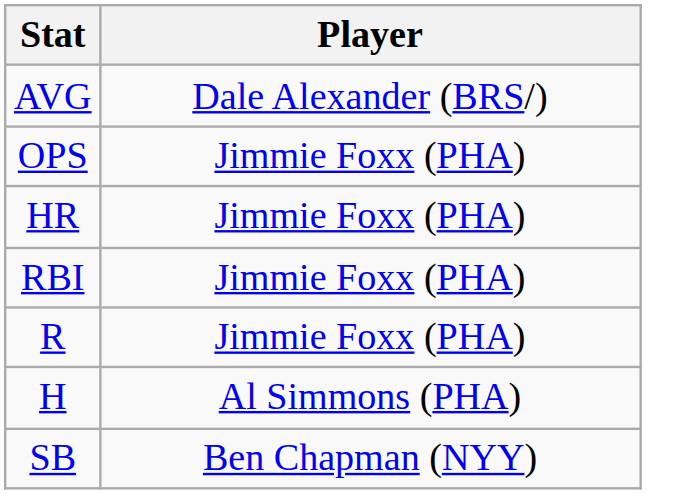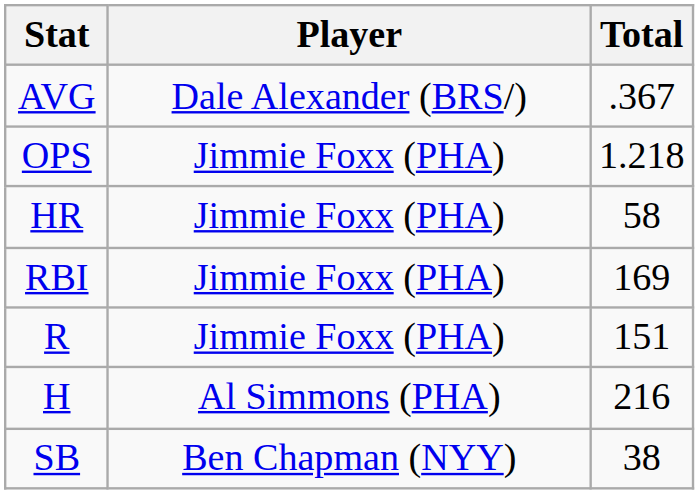+ column: (642, 34)
